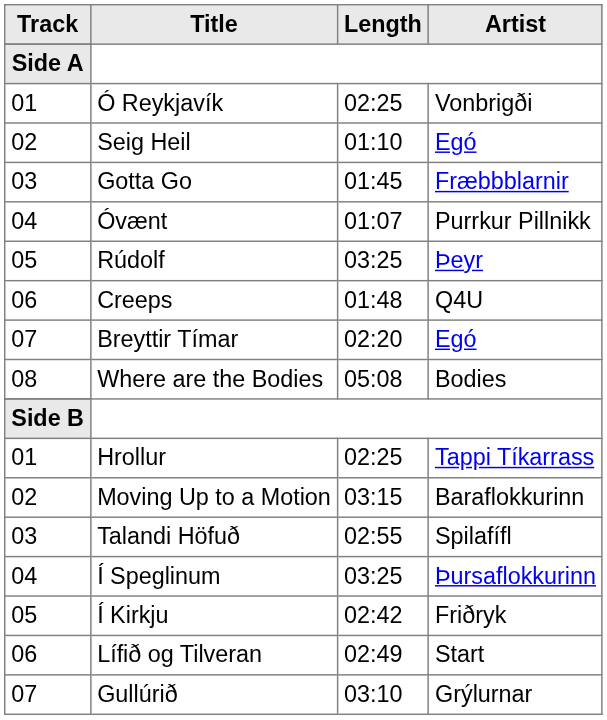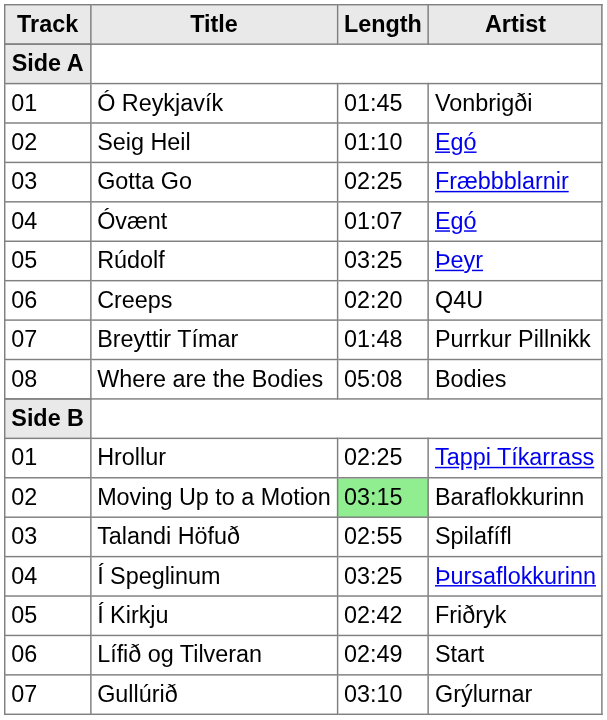(373, 103) 02:25 -> (373, 103) 01:45
(373, 181) 01:45 -> (373, 181) 02:25
(513, 221) Purrkur Pillnikk -> (456, 221) Egó
(373, 300) 01:48 -> (373, 300) 02:20
(373, 339) 02:20 -> (373, 339) 01:48
(456, 339) Egó -> (513, 339) Purrkur Pillnikk
(373, 497) no background -> (373, 497) lightgreen background
